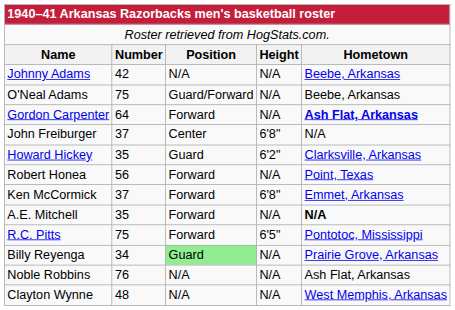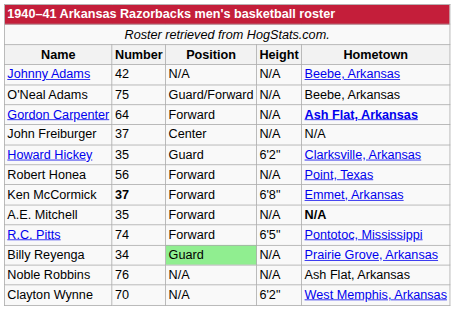(270, 134) 6'8" -> (270, 134) N/A
(122, 194) normal -> (122, 194) bold
(122, 235) 75 -> (122, 235) 74
(122, 295) 48 -> (122, 295) 70
(270, 295) N/A -> (270, 295) 6'2"
